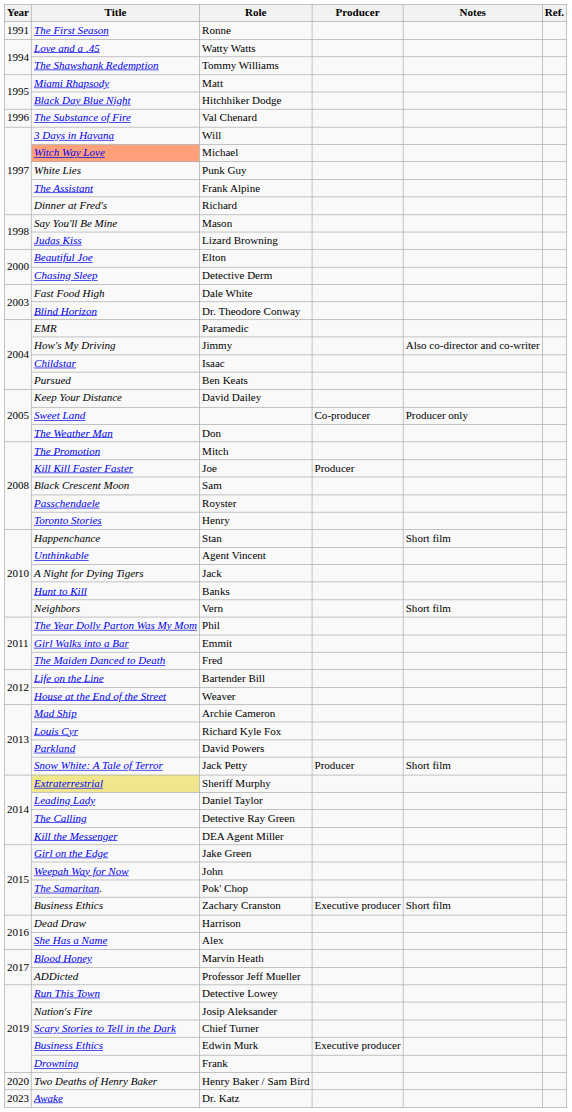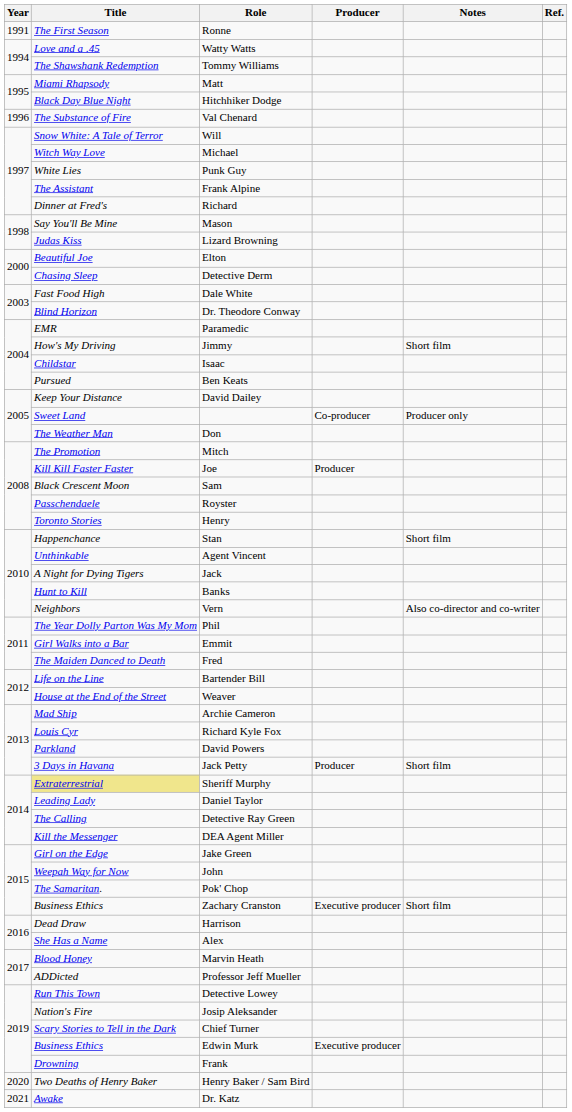(74, 135) 3 Days in Havana -> (98, 135) Snow White: A Tale of Terror
(69, 153) lightsalmon background -> (69, 153) no background
(473, 345) Also co-director and co-writer -> (428, 345) Short film
(428, 608) Short film -> (473, 608) Also co-director and co-writer
(98, 766) Snow White: A Tale of Terror -> (74, 766) 3 Days in Havana
(18, 1098) 2023 -> (18, 1098) 2021
